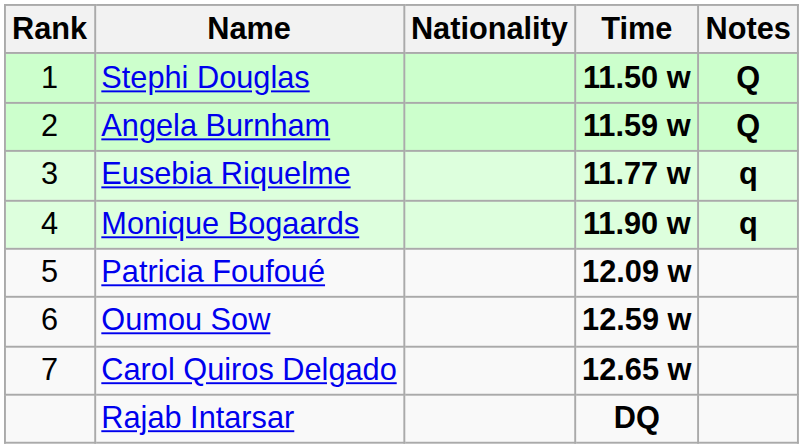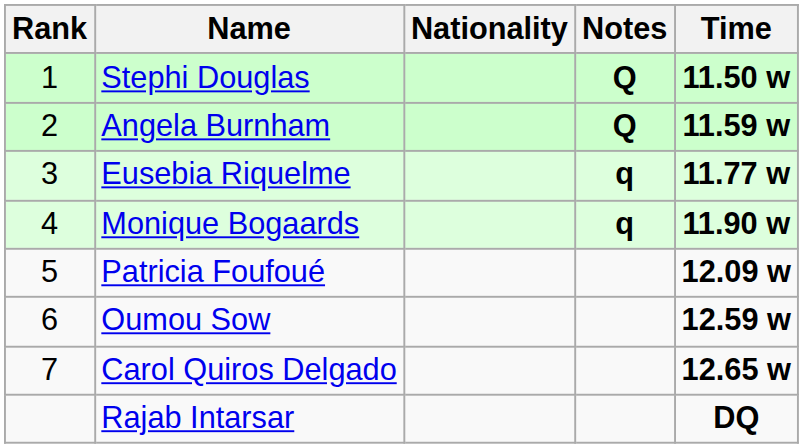columns swapped: (637, 28) <-> (748, 28)
